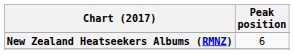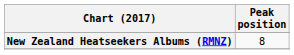(262, 41) 6 -> (262, 41) 8
